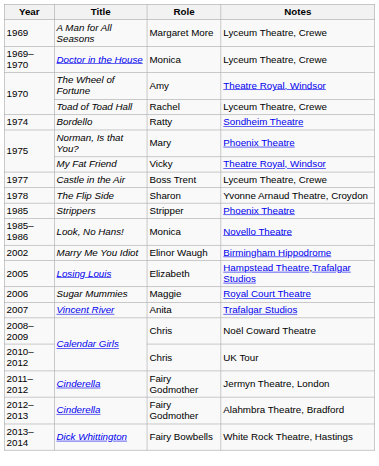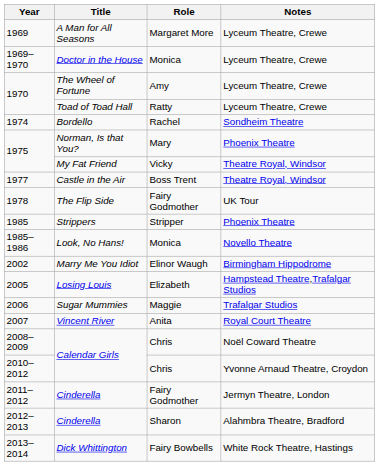(275, 86) Theatre Royal, Windsor -> (275, 86) Lyceum Theatre, Crewe
(165, 107) Rachel -> (161, 107) Ratty
(161, 122) Ratty -> (165, 122) Rachel
(275, 179) Lyceum Theatre, Crewe -> (275, 179) Theatre Royal, Windsor
(165, 195) Sharon -> (174, 200) Fairy Godmother
(296, 195) Yvonne Arnaud Theatre, Croydon -> (241, 200) UK Tour
(267, 294) Royal Court Theatre -> (260, 305) Trafalgar Studios
(260, 310) Trafalgar Studios -> (267, 321) Royal Court Theatre
(241, 357) UK Tour -> (296, 368) Yvonne Arnaud Theatre, Croydon
(174, 410) Fairy Godmother -> (165, 421) Sharon
